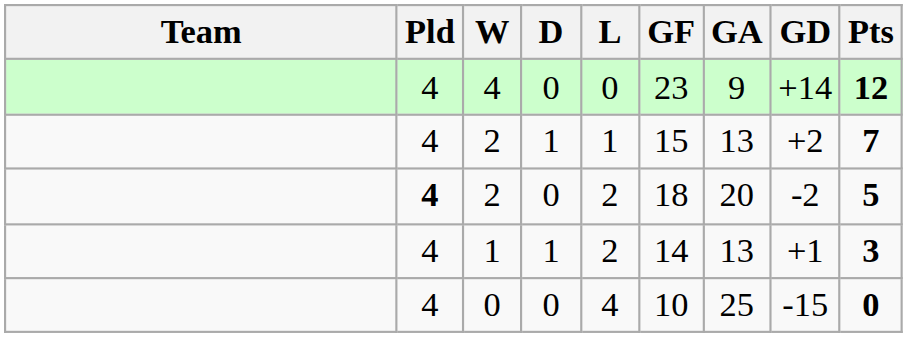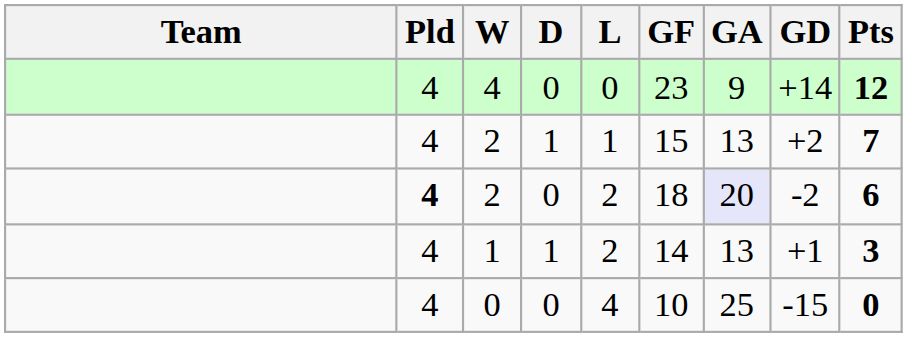(737, 195) no background -> (737, 195) lavender background
(871, 195) 5 -> (871, 195) 6
